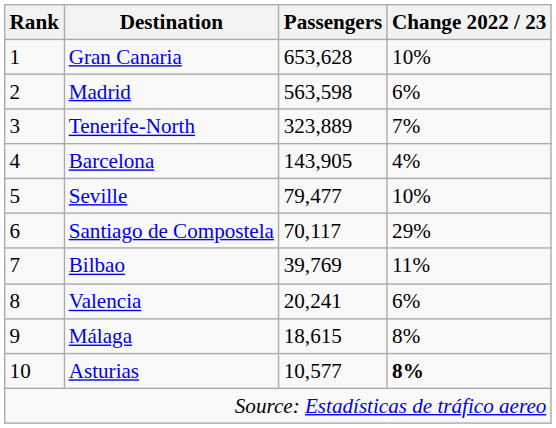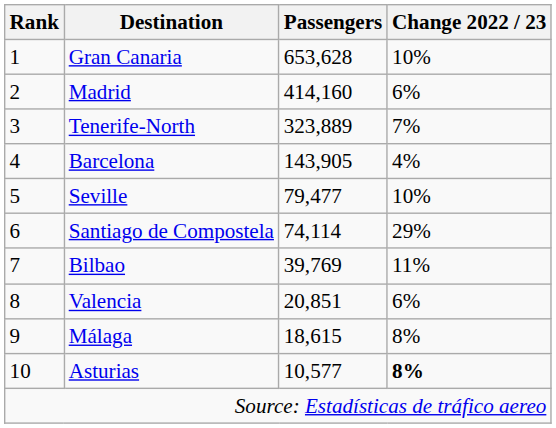(318, 91) 563,598 -> (318, 91) 414,160
(312, 231) 70,117 -> (312, 231) 74,114
(313, 300) 20,241 -> (313, 300) 20,851
